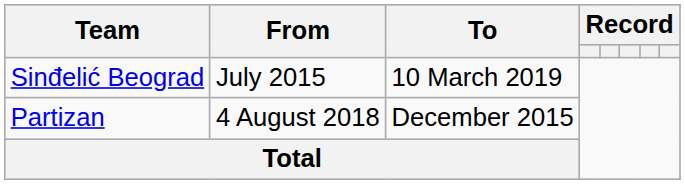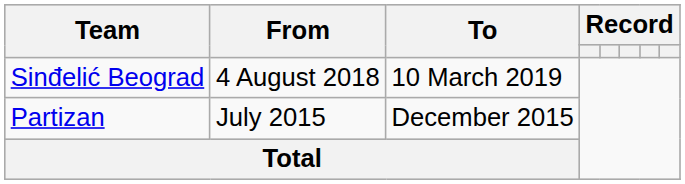(271, 77) July 2015 -> (298, 77) 4 August 2018
(298, 117) 4 August 2018 -> (271, 117) July 2015
